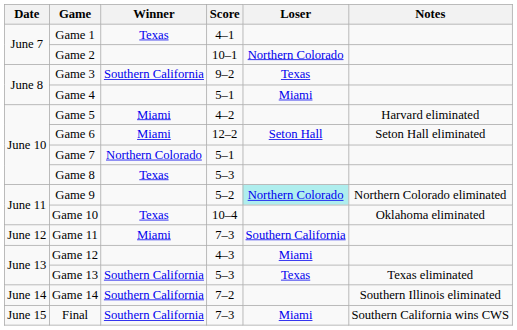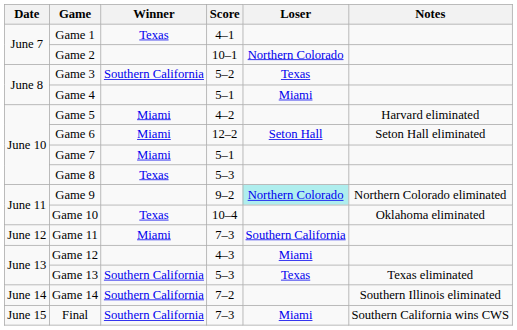(225, 74) 9–2 -> (225, 74) 5–2
(154, 154) Northern Colorado -> (154, 154) Miami
(225, 194) 5–2 -> (225, 194) 9–2
